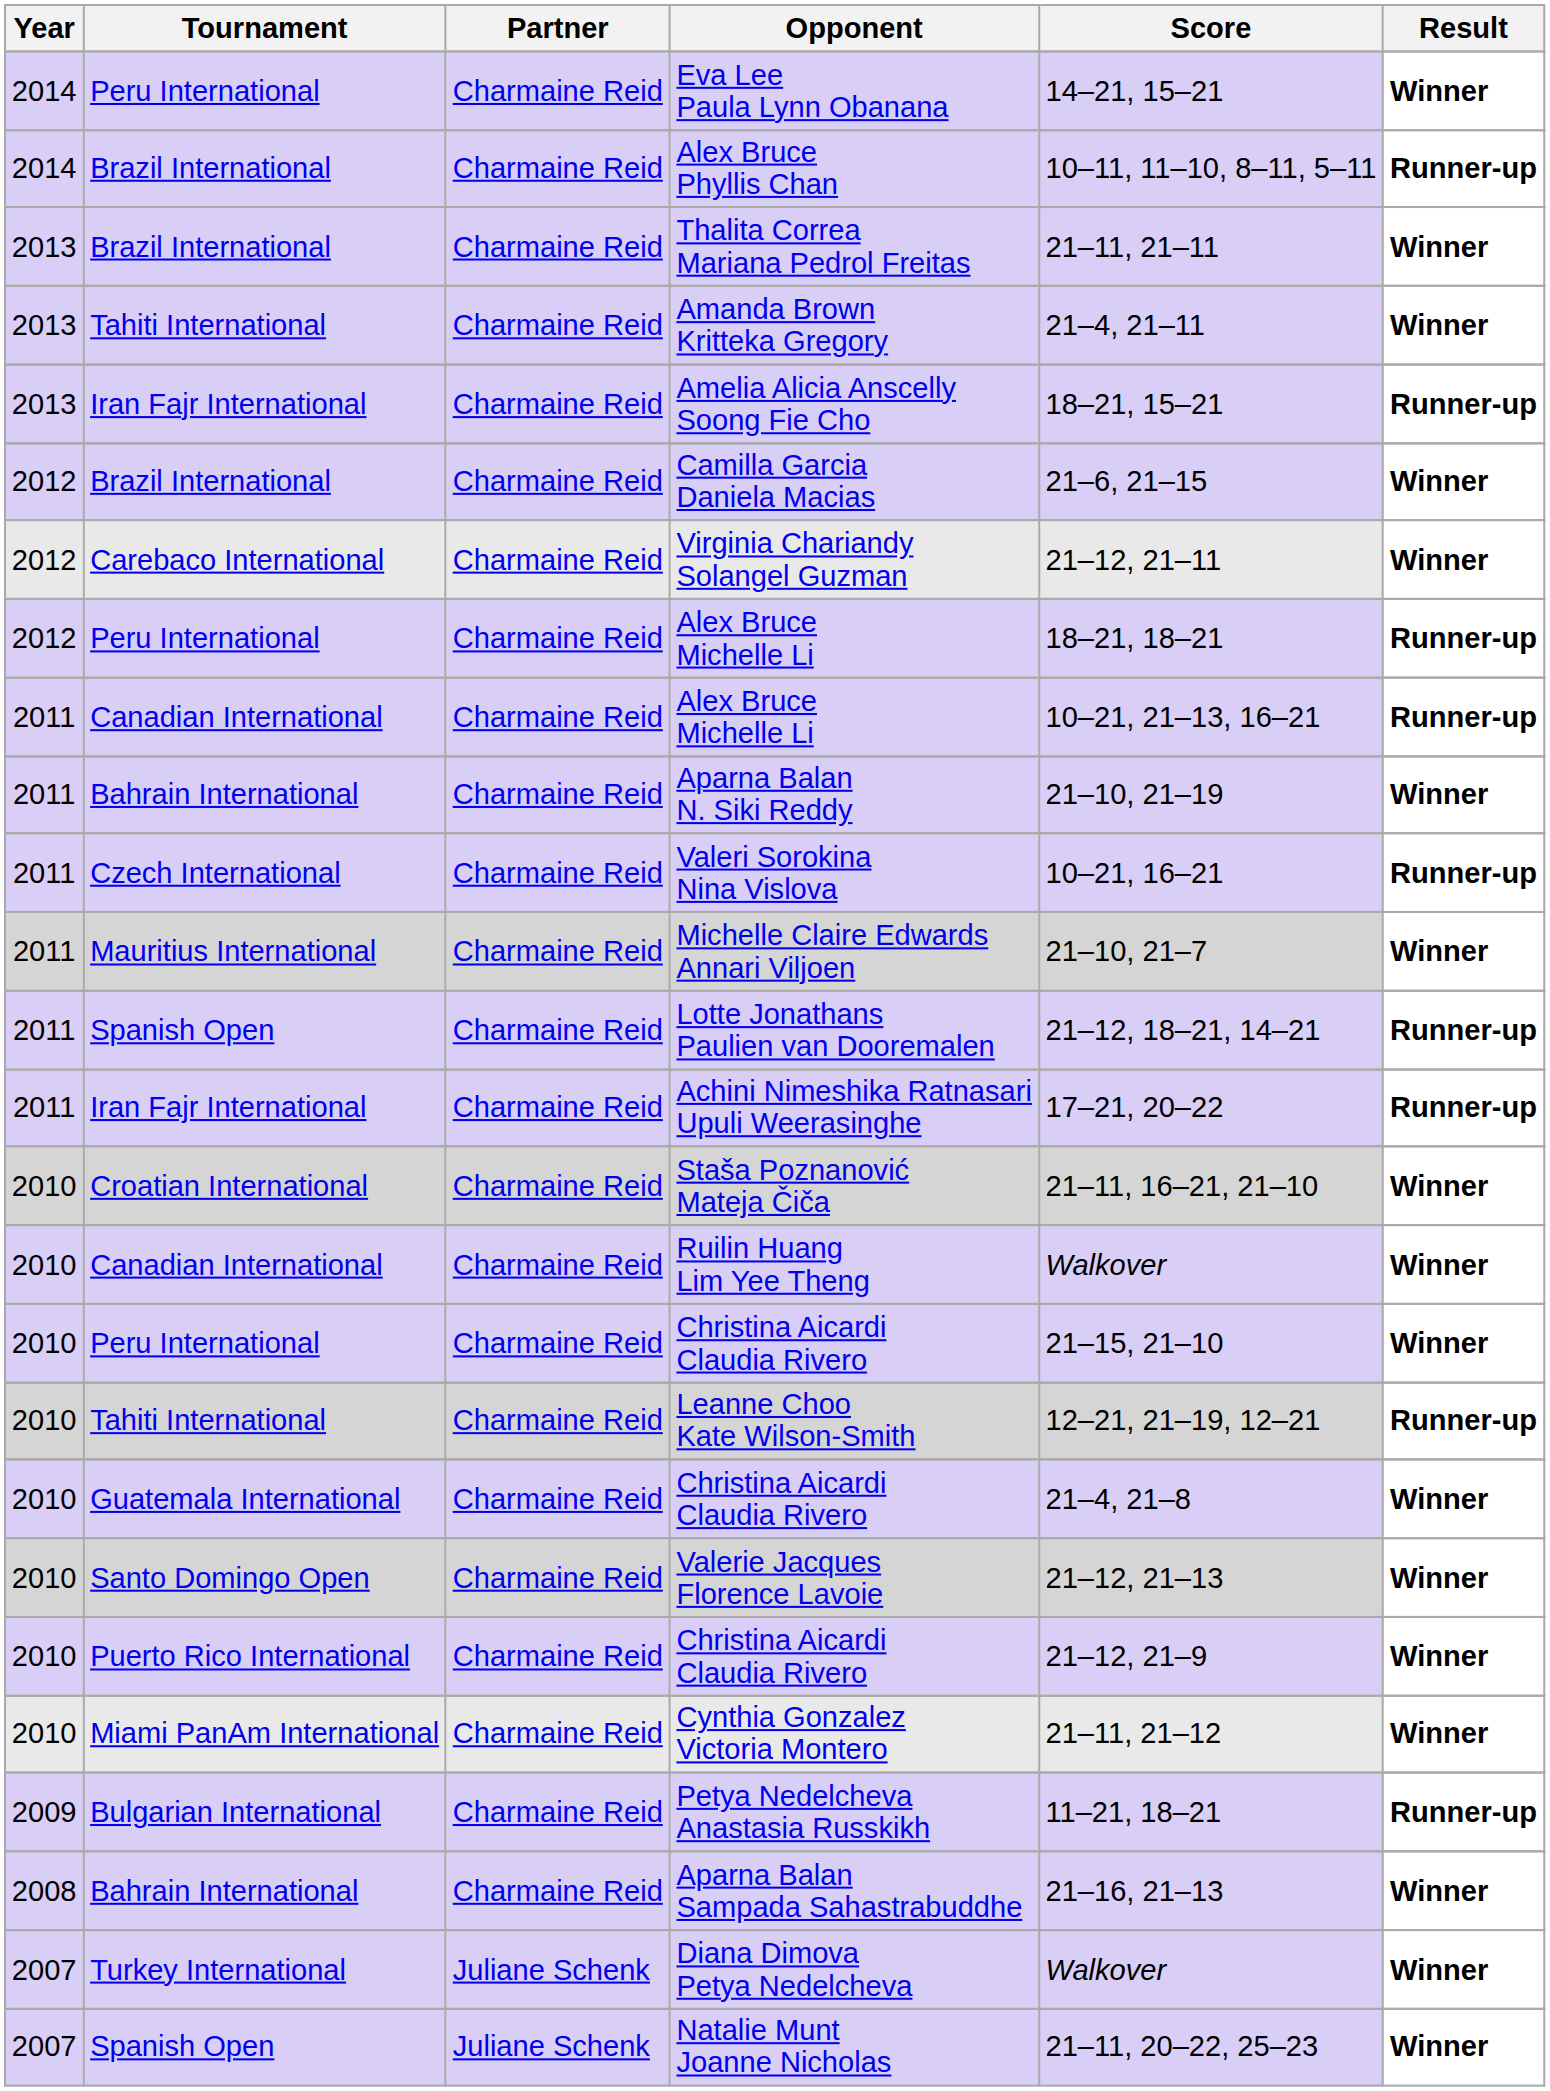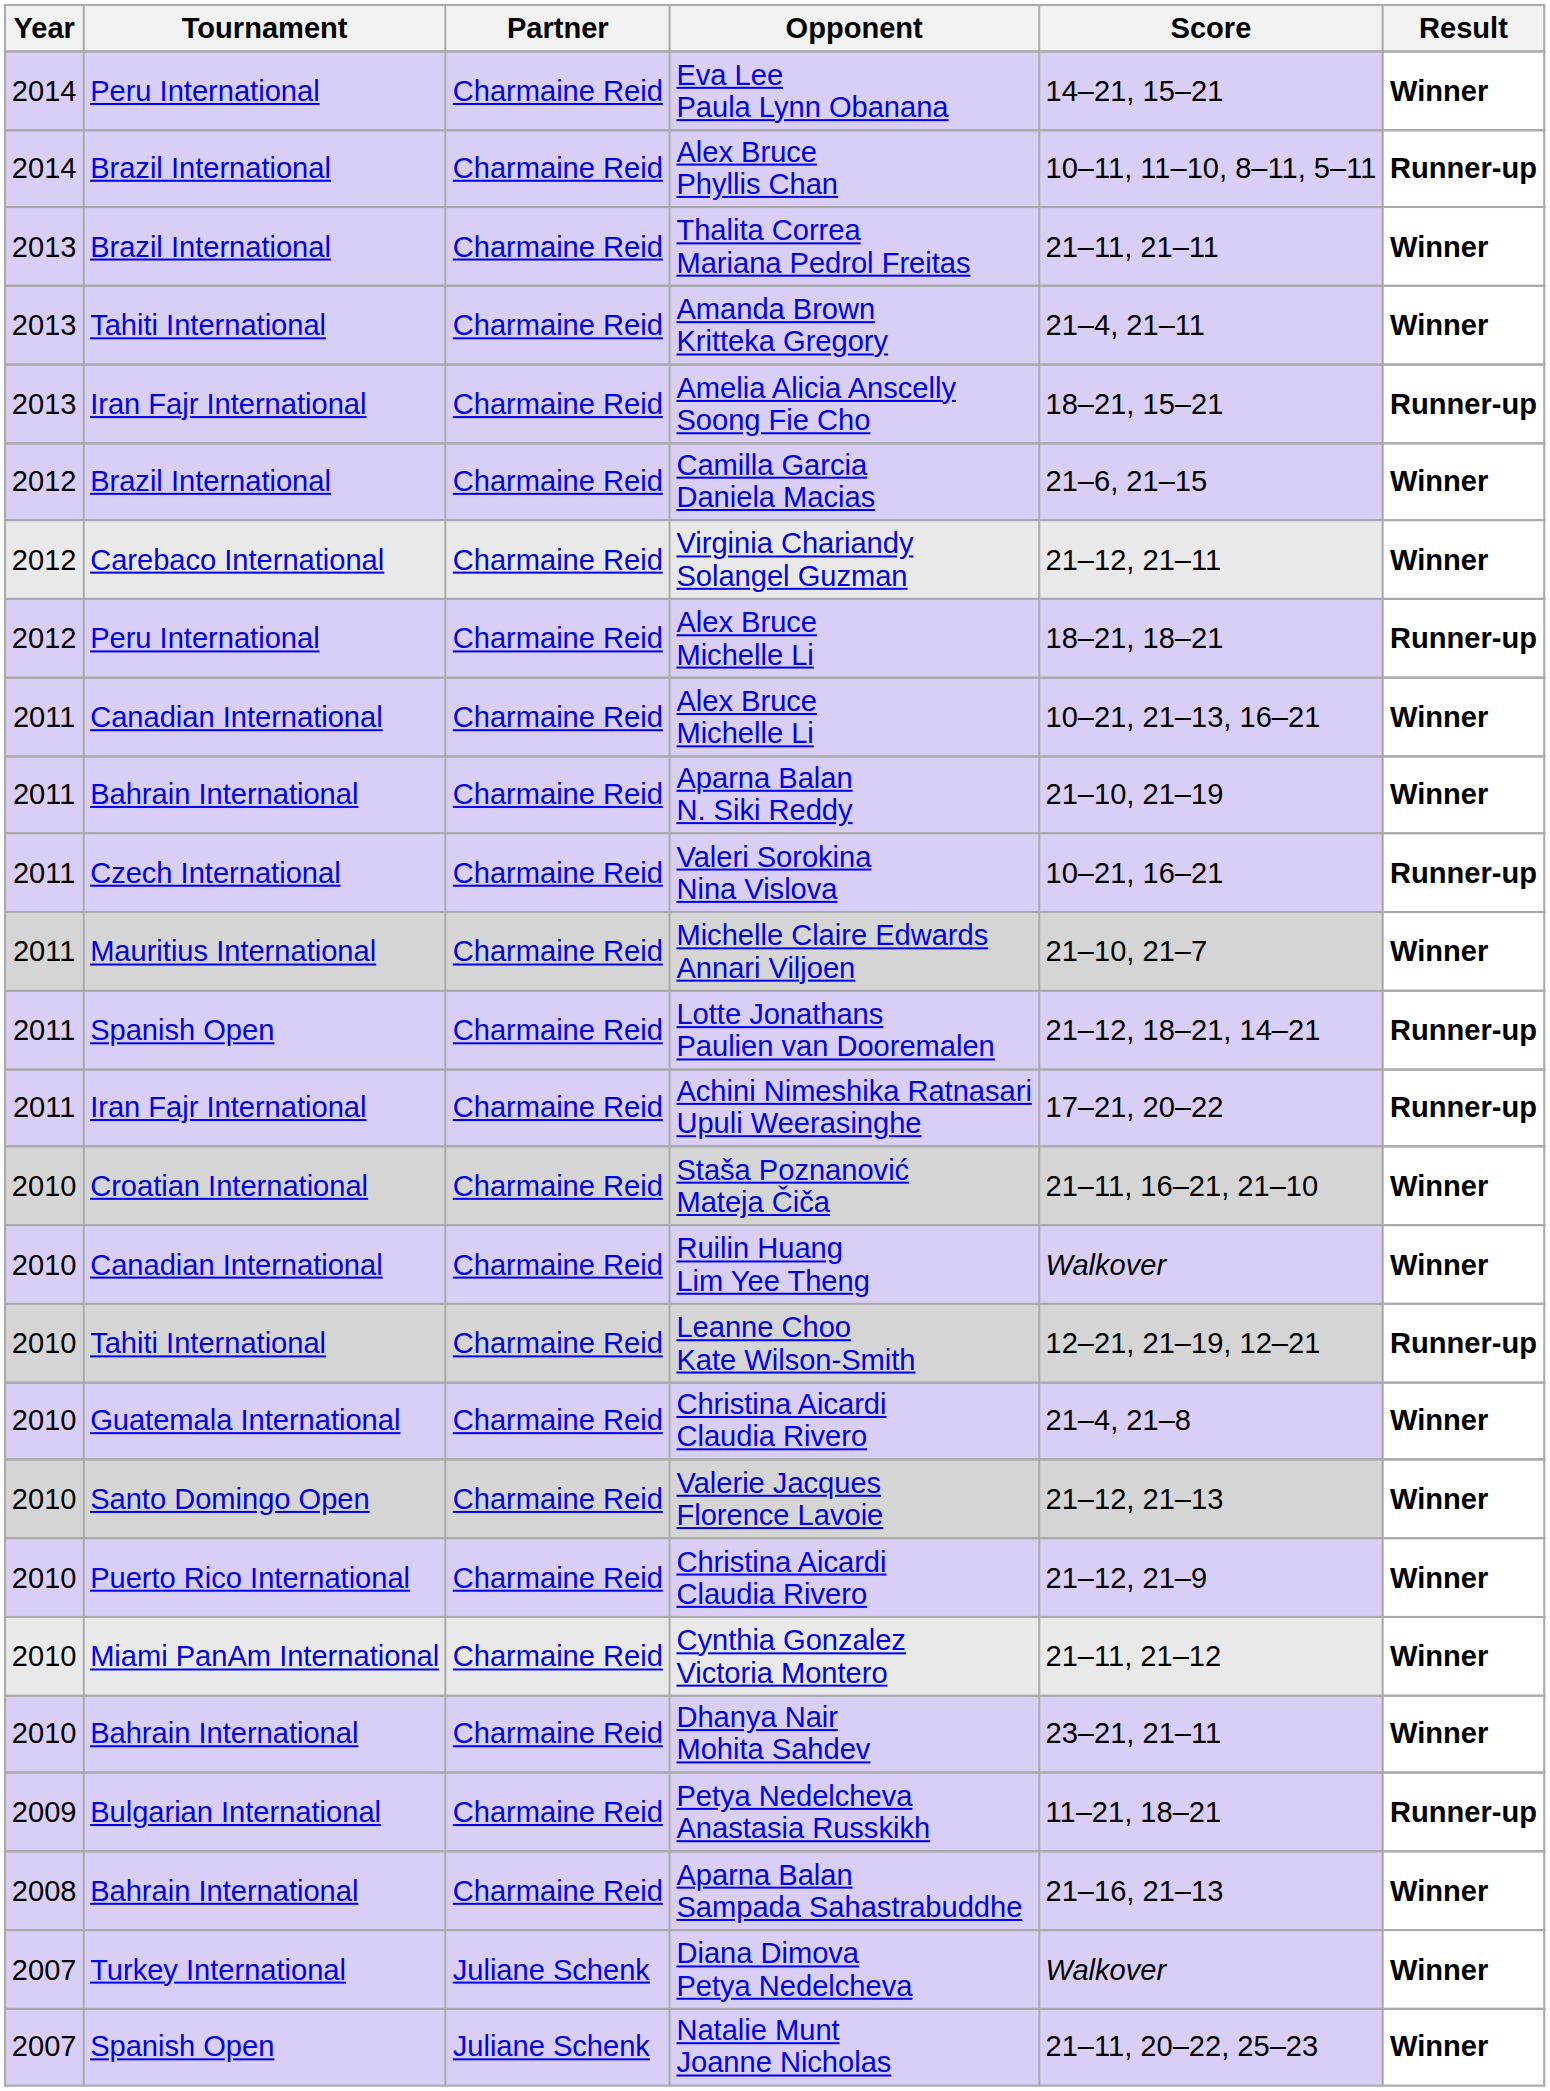(1463, 717) Runner-up -> (1439, 717) Winner
- row: (205, 1343)
+ row: (224, 1734)
